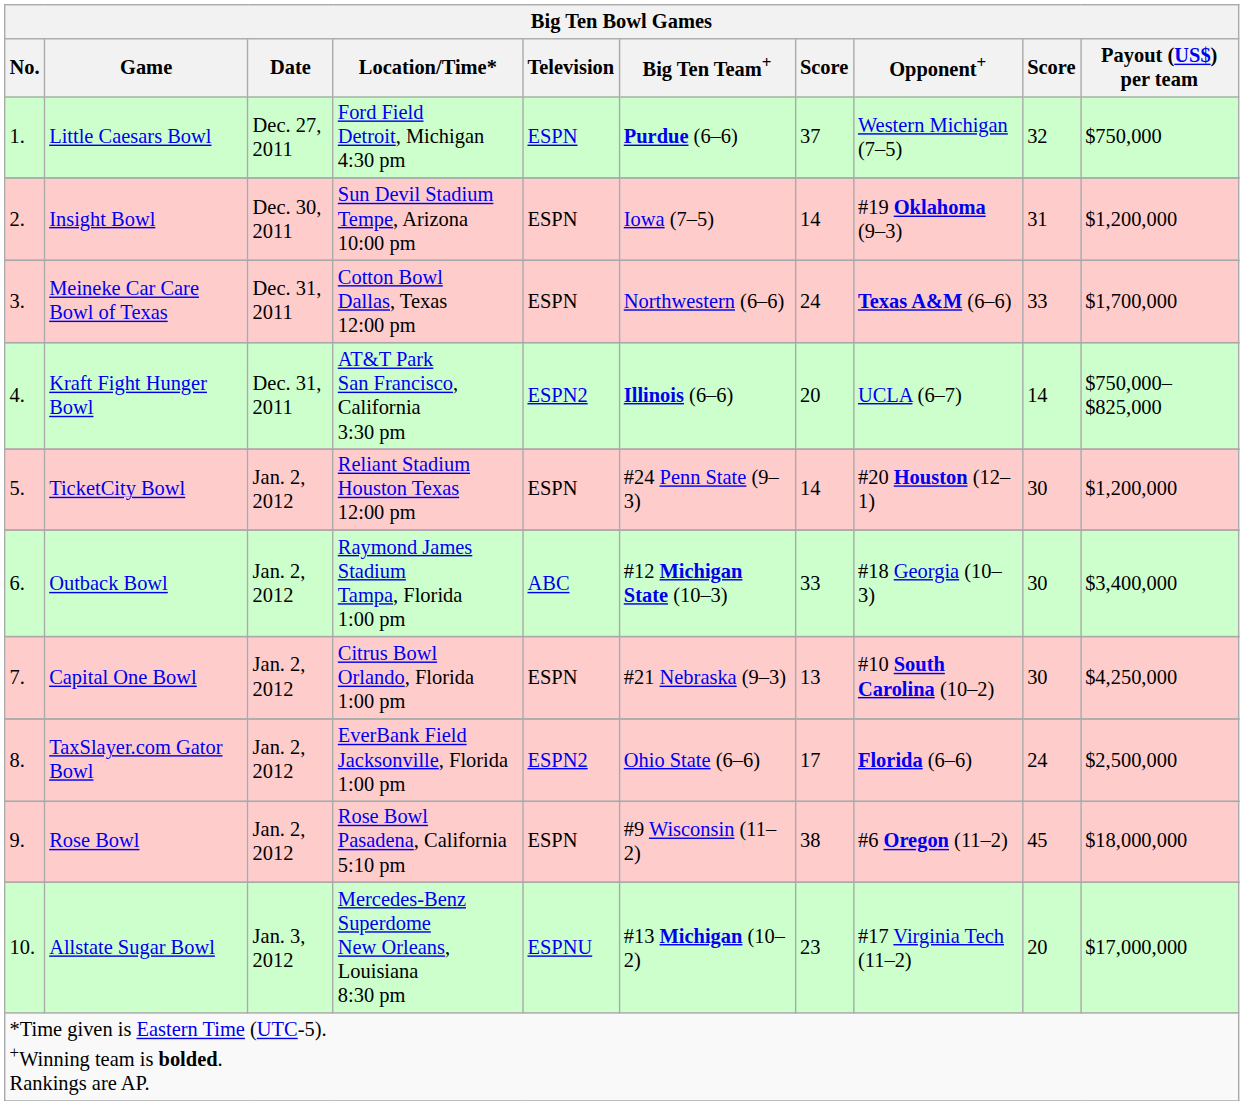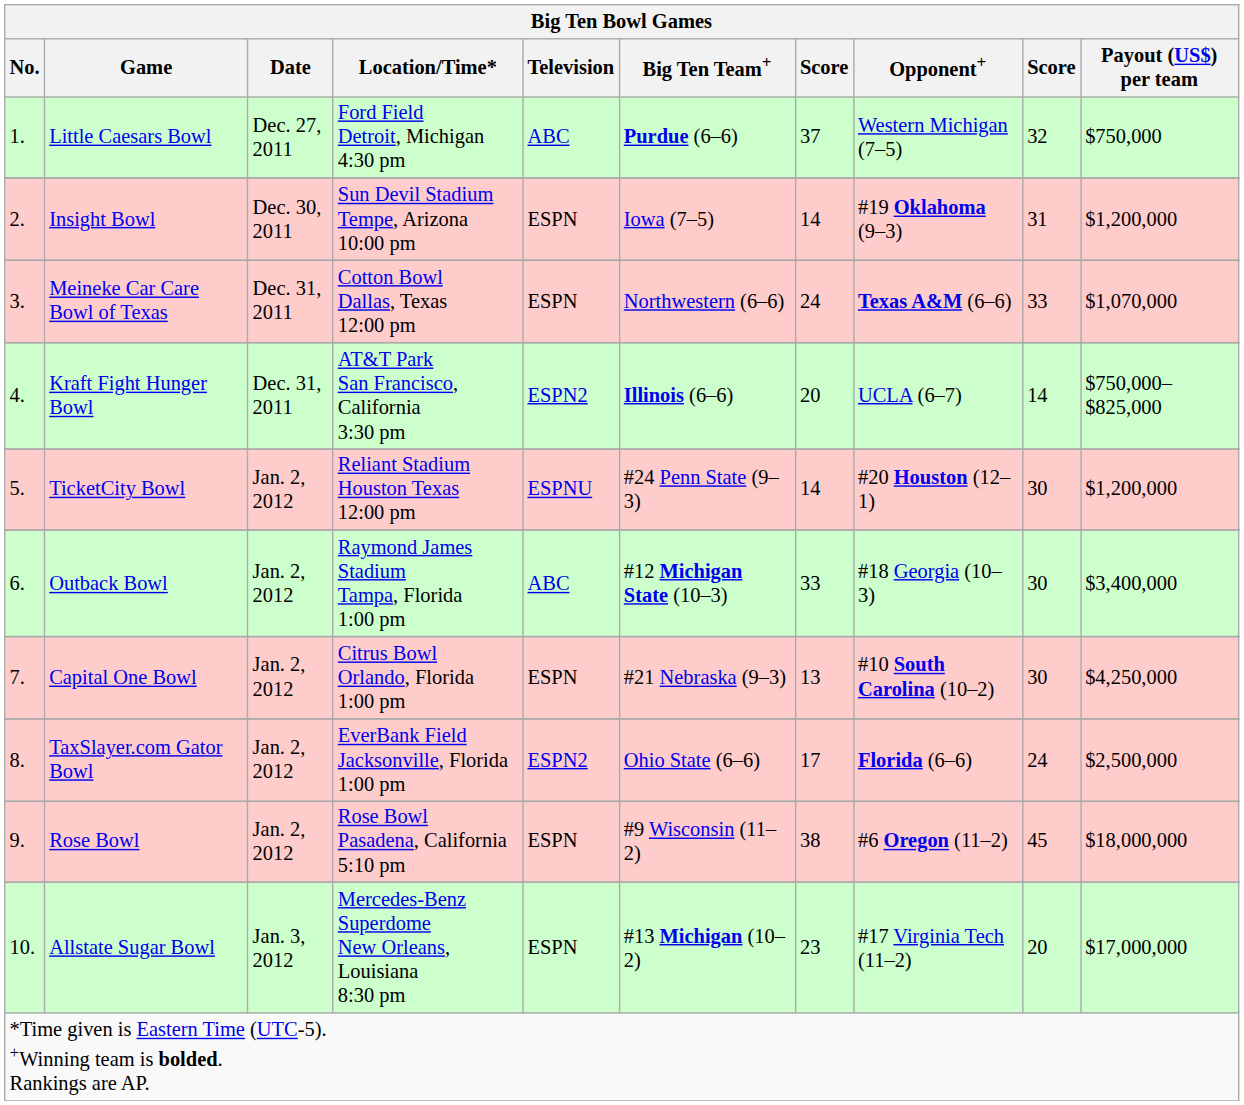(552, 137) ESPN -> (549, 137) ABC
(1131, 301) $1,700,000 -> (1131, 301) $1,070,000
(552, 489) ESPN -> (560, 489) ESPNU
(560, 947) ESPNU -> (552, 947) ESPN
